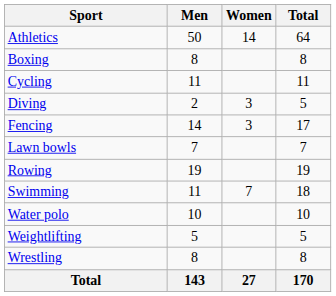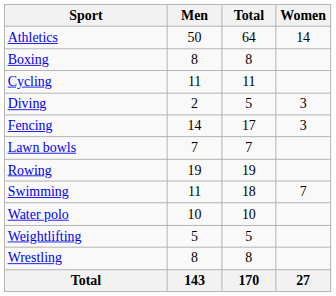columns swapped: (249, 15) <-> (303, 15)
